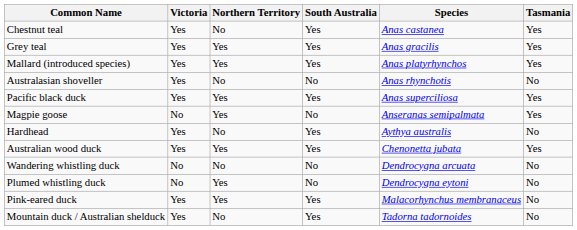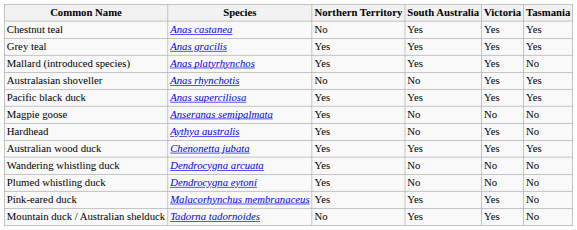columns swapped: (451, 13) <-> (189, 13)
(534, 64) Yes -> (533, 64) No
(533, 81) No -> (534, 81) Yes
(534, 115) Yes -> (533, 115) No
(219, 132) No -> (322, 132) Yes
(313, 132) Yes -> (414, 132) No
(219, 166) No -> (322, 166) Yes
